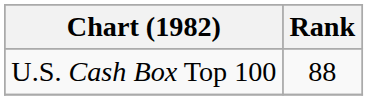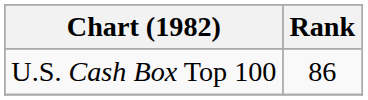(322, 71) 88 -> (322, 71) 86
